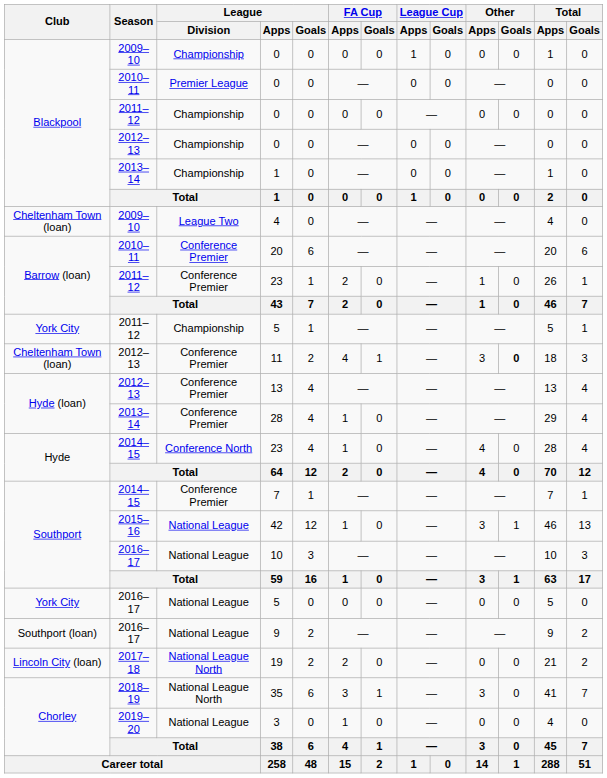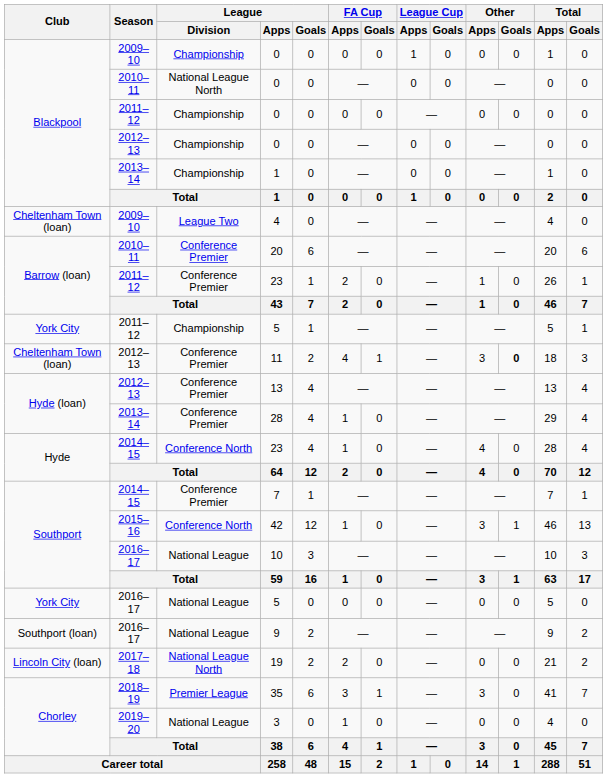(209, 84) Premier League -> (209, 84) National League North
(209, 526) National League -> (209, 526) Conference North
(209, 693) National League North -> (209, 693) Premier League
